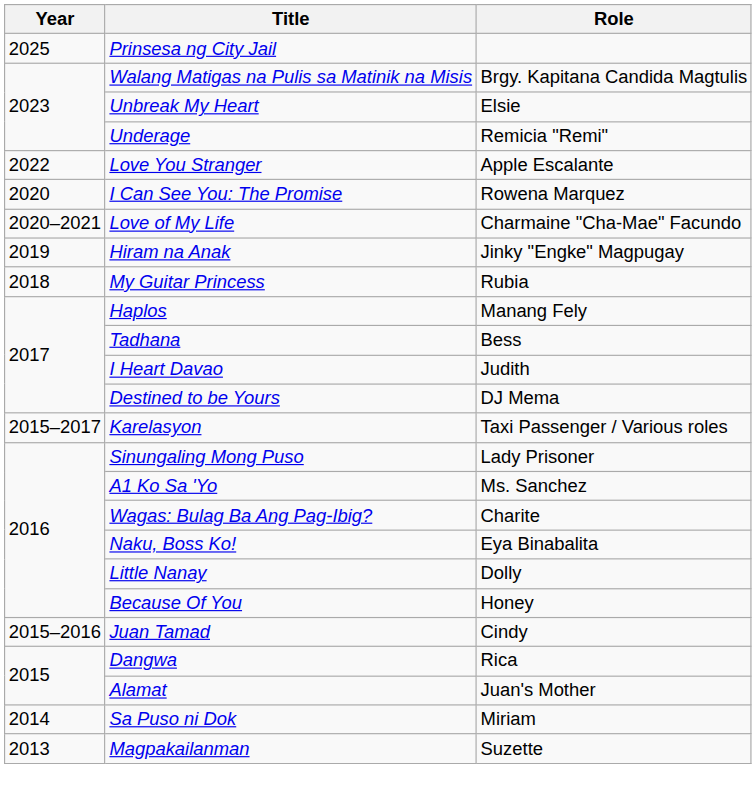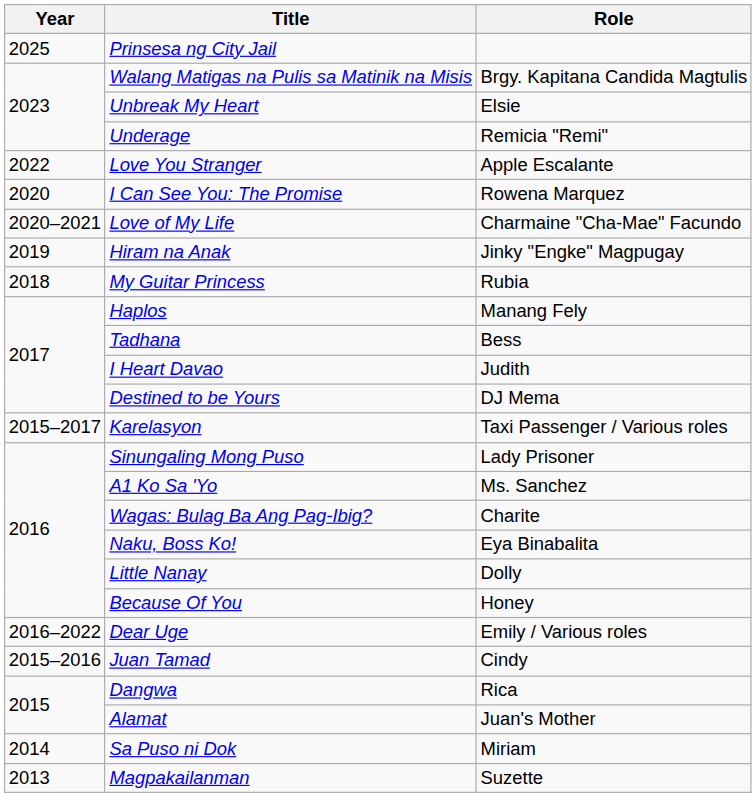+ row: (149, 631)
